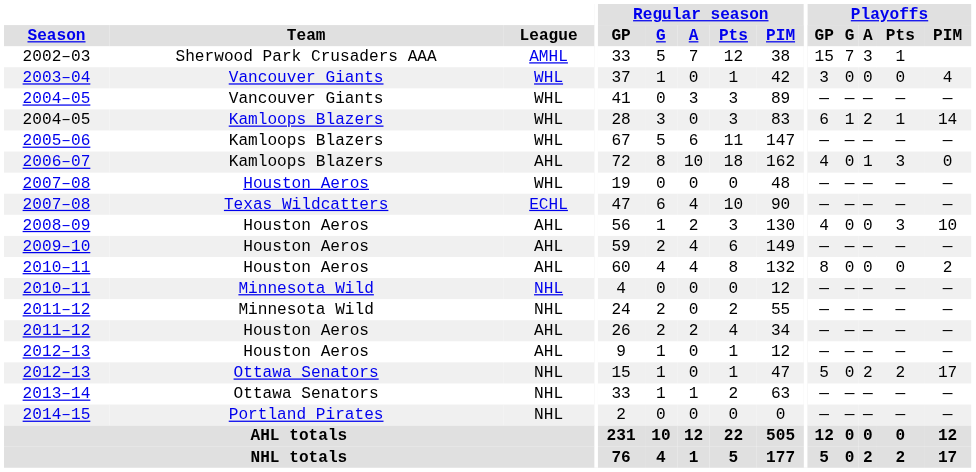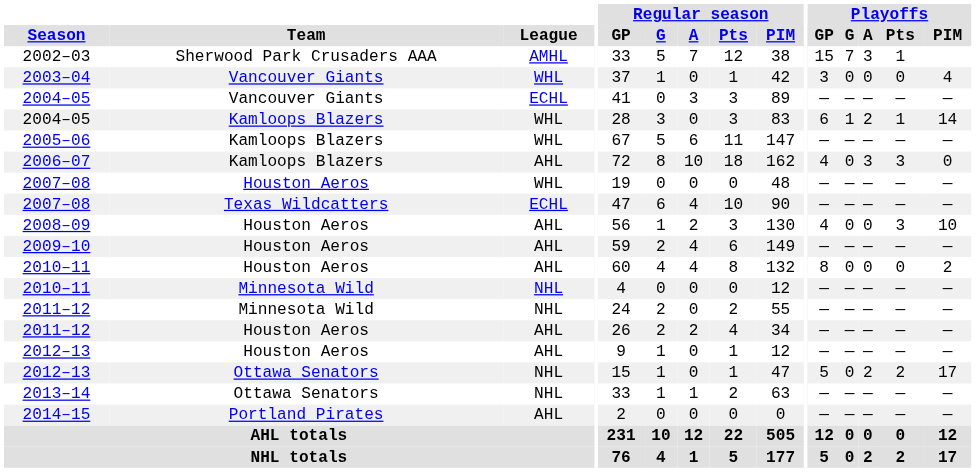(549, 99) WHL -> (549, 99) ECHL
(868, 162) 1 -> (868, 162) 3
(549, 415) NHL -> (549, 415) AHL
